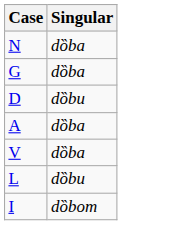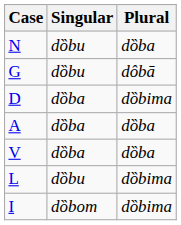+ column: (147, 17)
(68, 44) dȍba -> (68, 44) dȍbu
(68, 71) dȍba -> (68, 71) dȍbu
(68, 98) dȍbu -> (68, 98) dȍba
